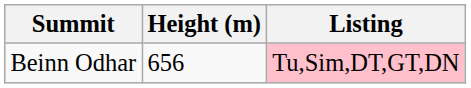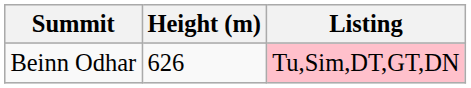(166, 62) 656 -> (166, 62) 626
